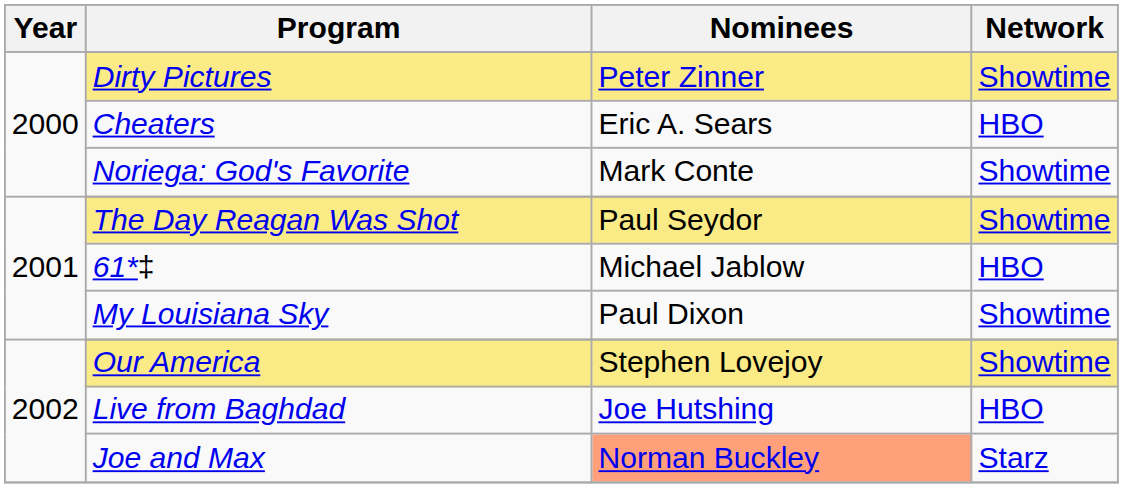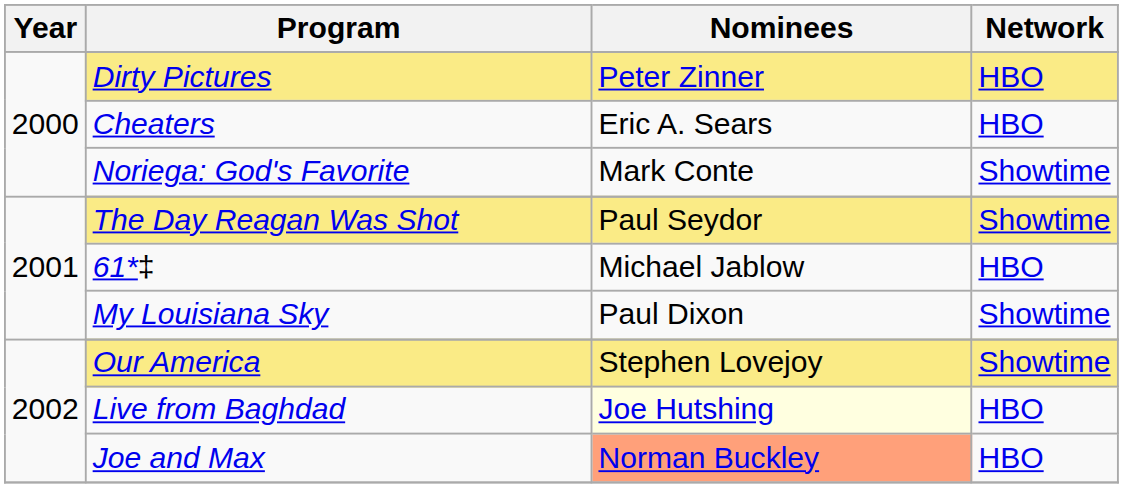(1045, 76) Showtime -> (1011, 76) HBO
(686, 409) no background -> (686, 409) lightyellow background
(1014, 457) Starz -> (1011, 457) HBO
